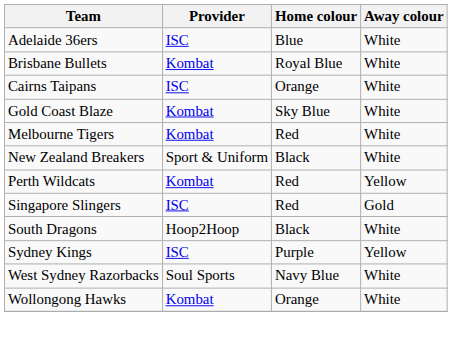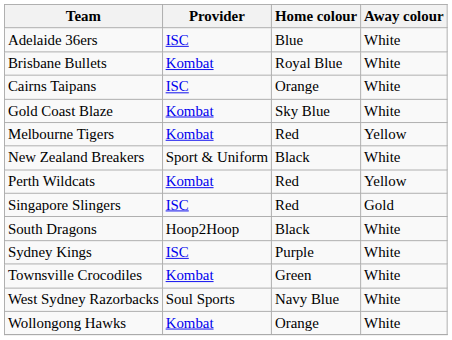(382, 134) White -> (385, 134) Yellow
(385, 252) Yellow -> (382, 252) White
+ row: (75, 275)
